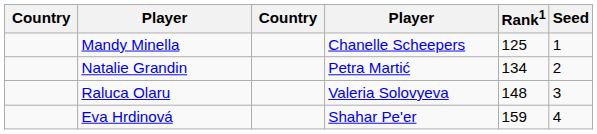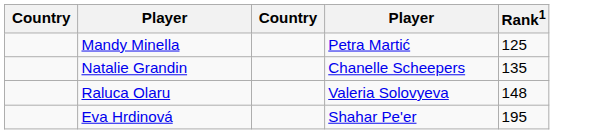- column: (571, 18)
(397, 44) Chanelle Scheepers -> (369, 44) Petra Martić
(369, 68) Petra Martić -> (397, 68) Chanelle Scheepers
(514, 68) 134 -> (514, 68) 135
(514, 117) 159 -> (514, 117) 195
